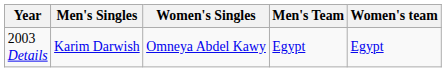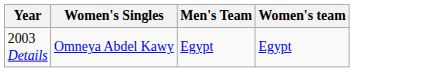- column: (97, 16)
